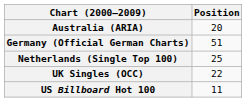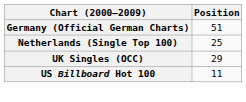- row: (98, 28)
(217, 74) 22 -> (217, 58) 29
